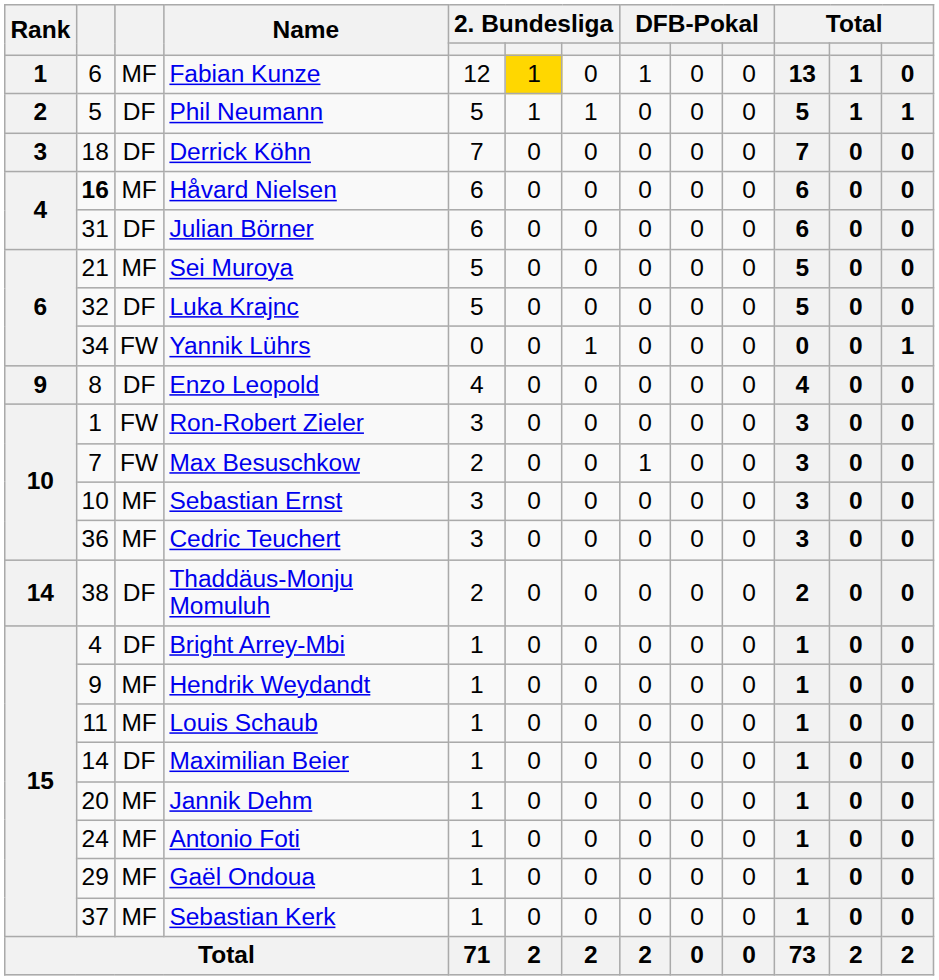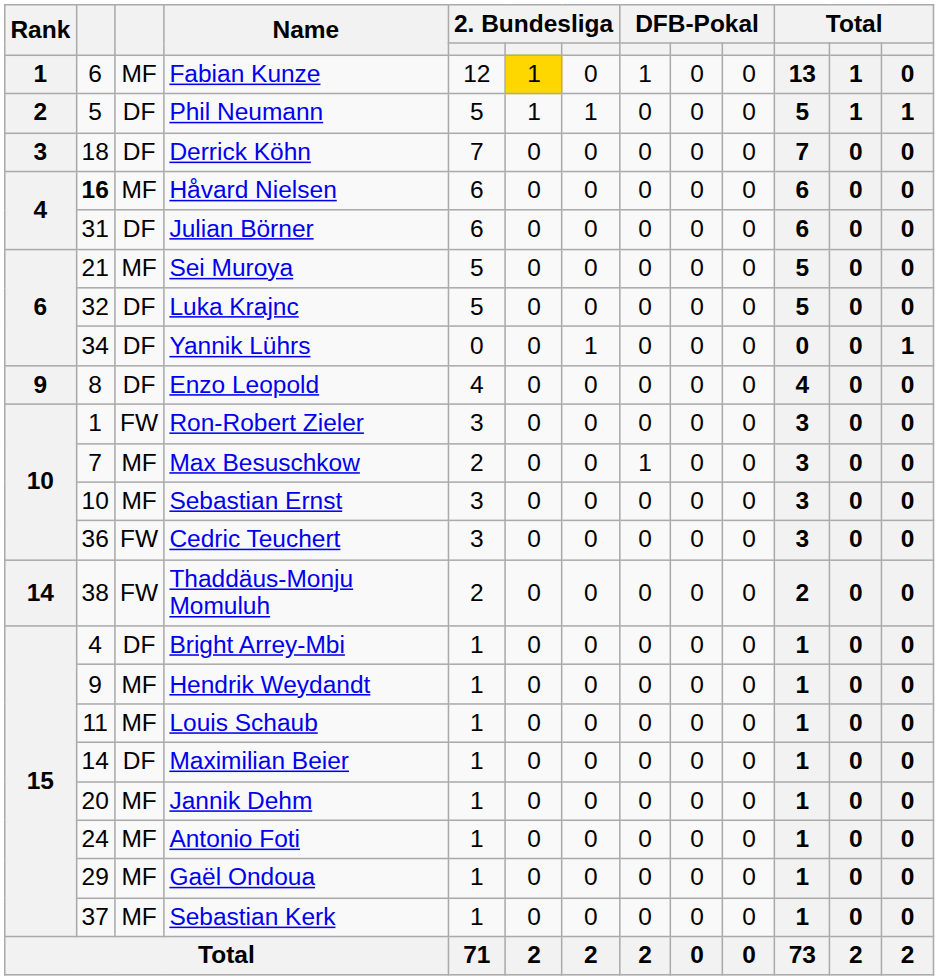(139, 345) FW -> (139, 345) DF
(139, 462) FW -> (139, 462) MF
(139, 539) MF -> (139, 539) FW
(139, 592) DF -> (139, 592) FW
